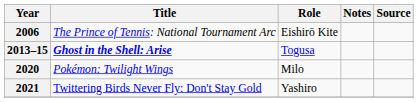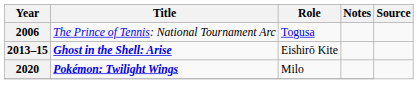(309, 32) Eishirō Kite -> (298, 32) Togusa
(298, 50) Togusa -> (309, 50) Eishirō Kite
(113, 69) normal -> (116, 69) bold
- row: (27, 87)
